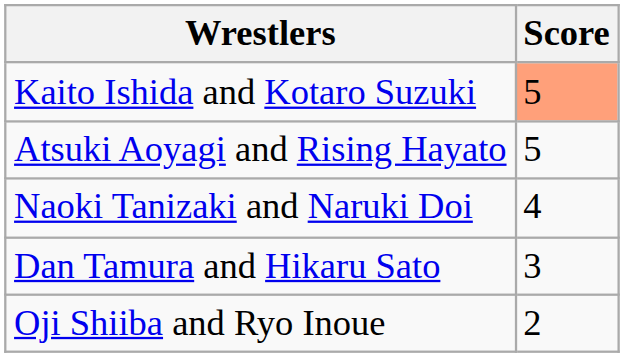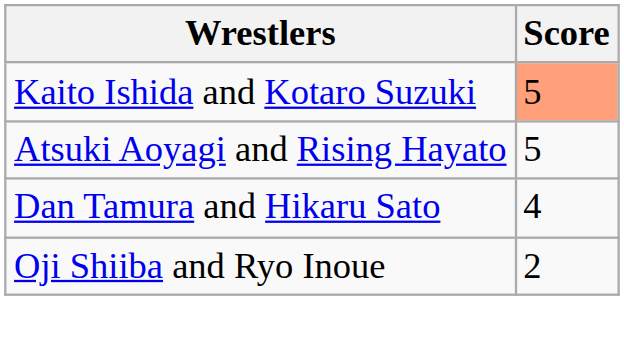- row: (243, 206)
(532, 264) 3 -> (532, 206) 4
